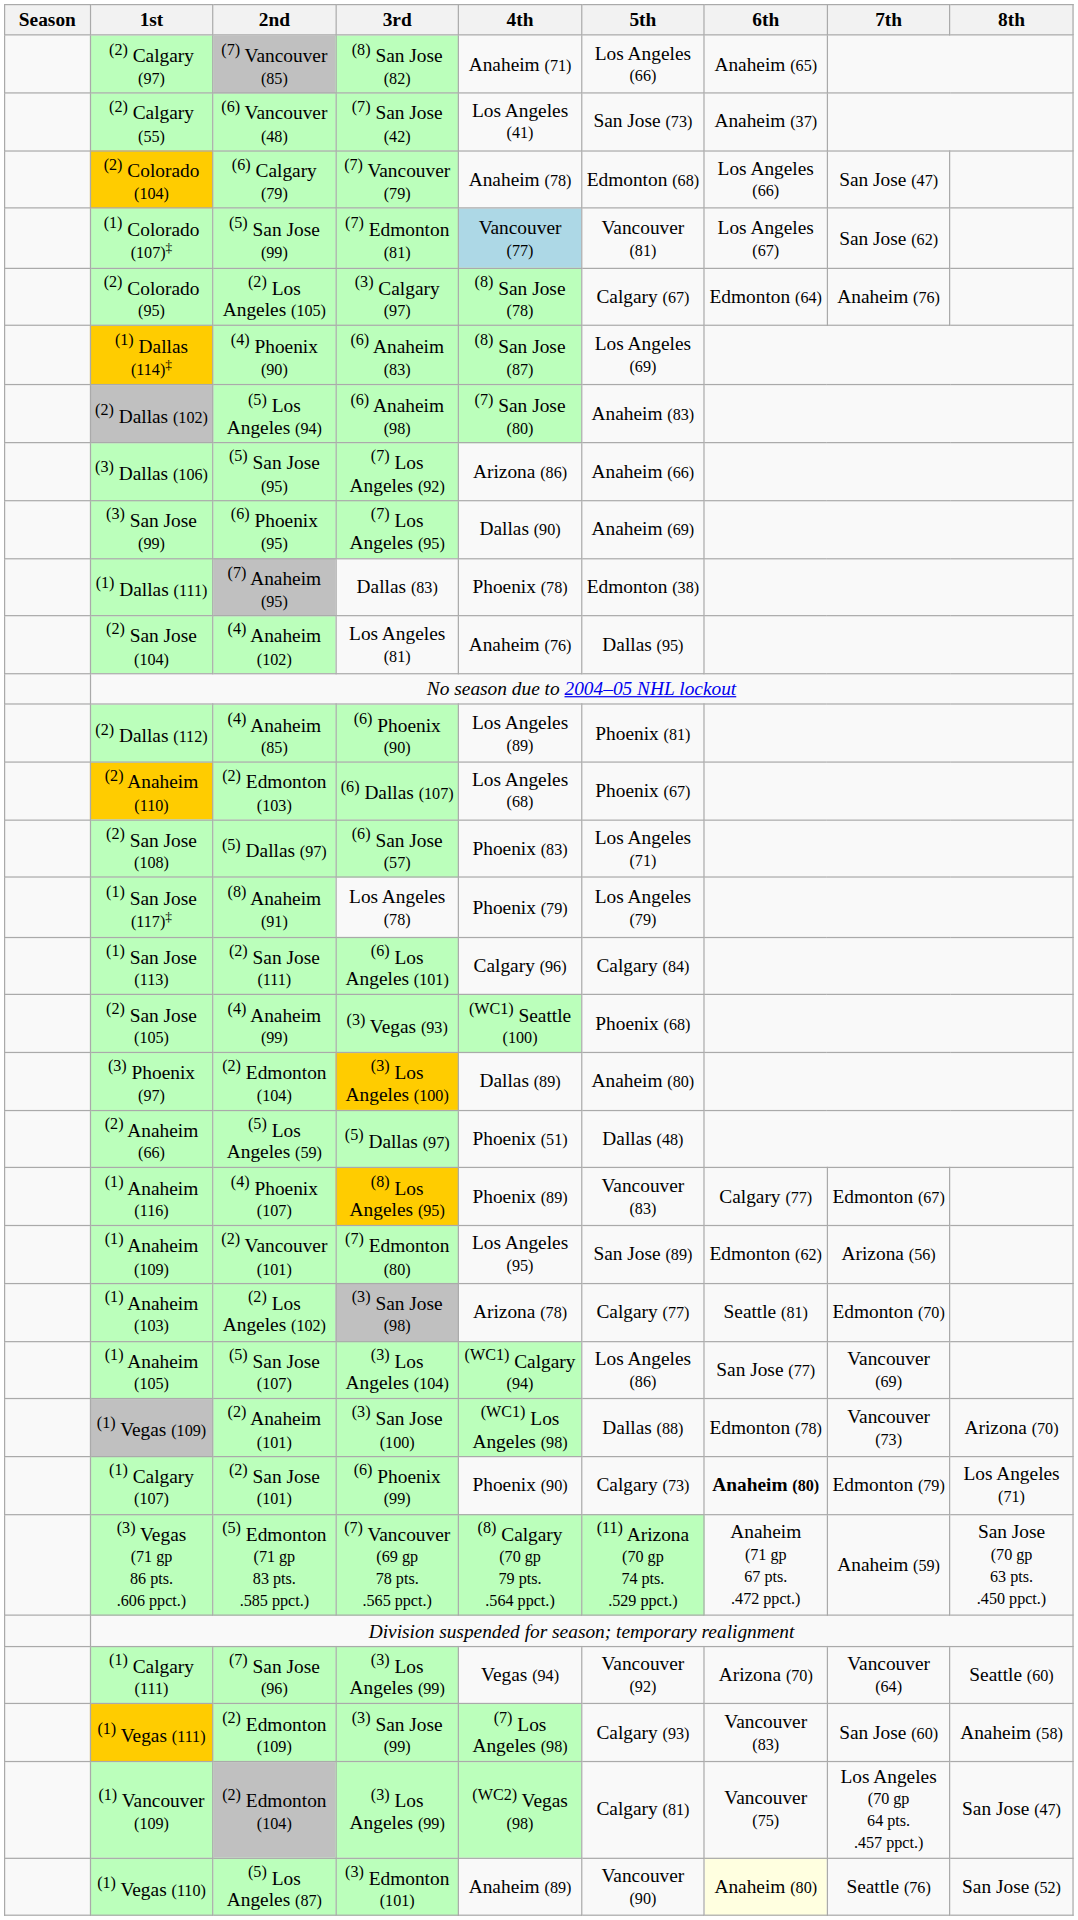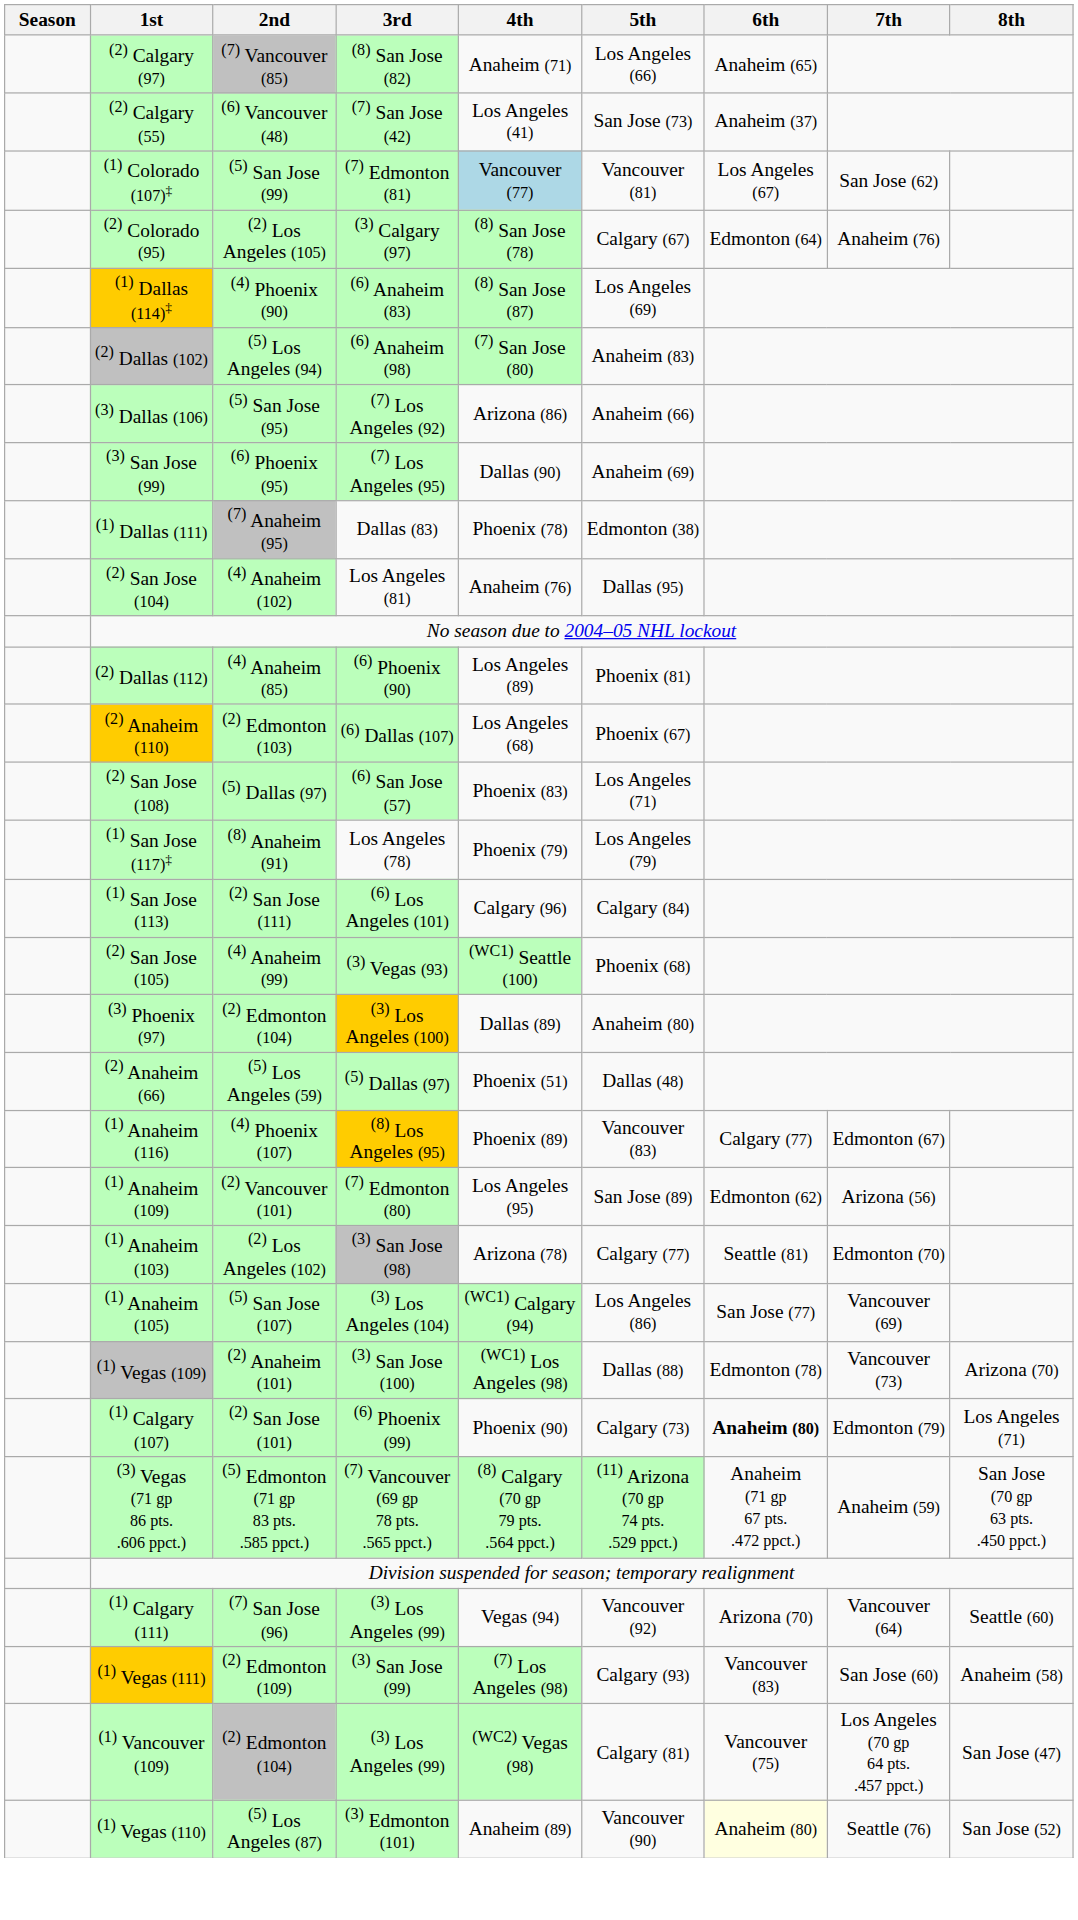- row: (151, 179)
